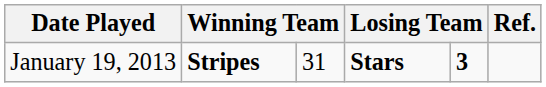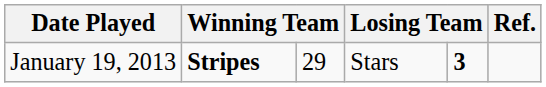(314, 61) 31 -> (314, 61) 29
(377, 61) bold -> (374, 61) normal
